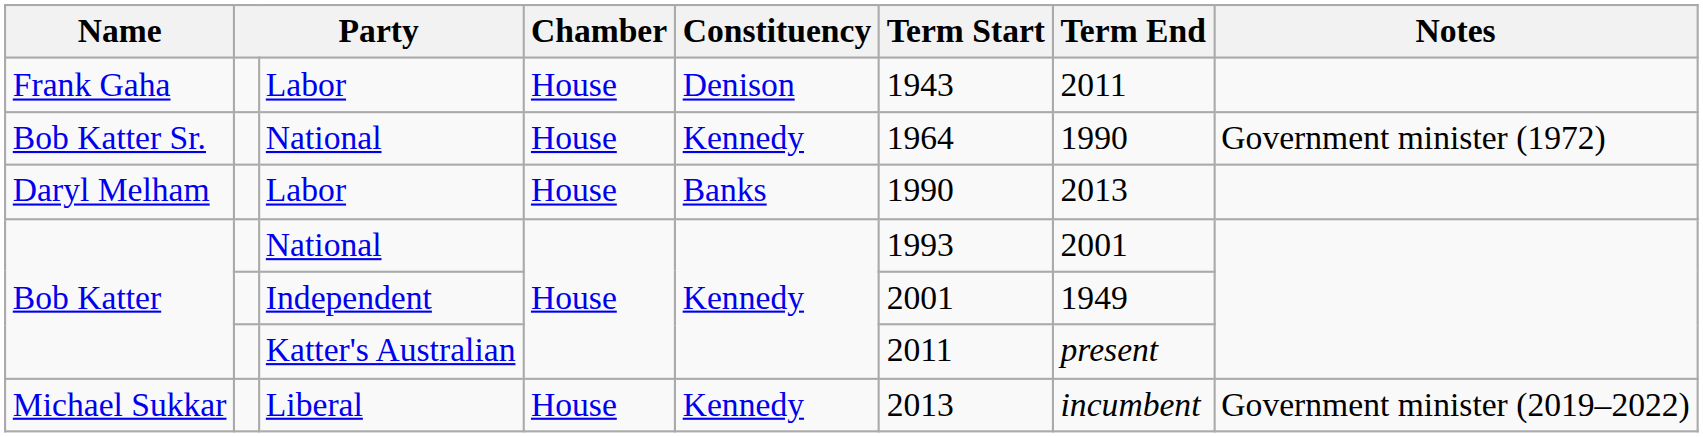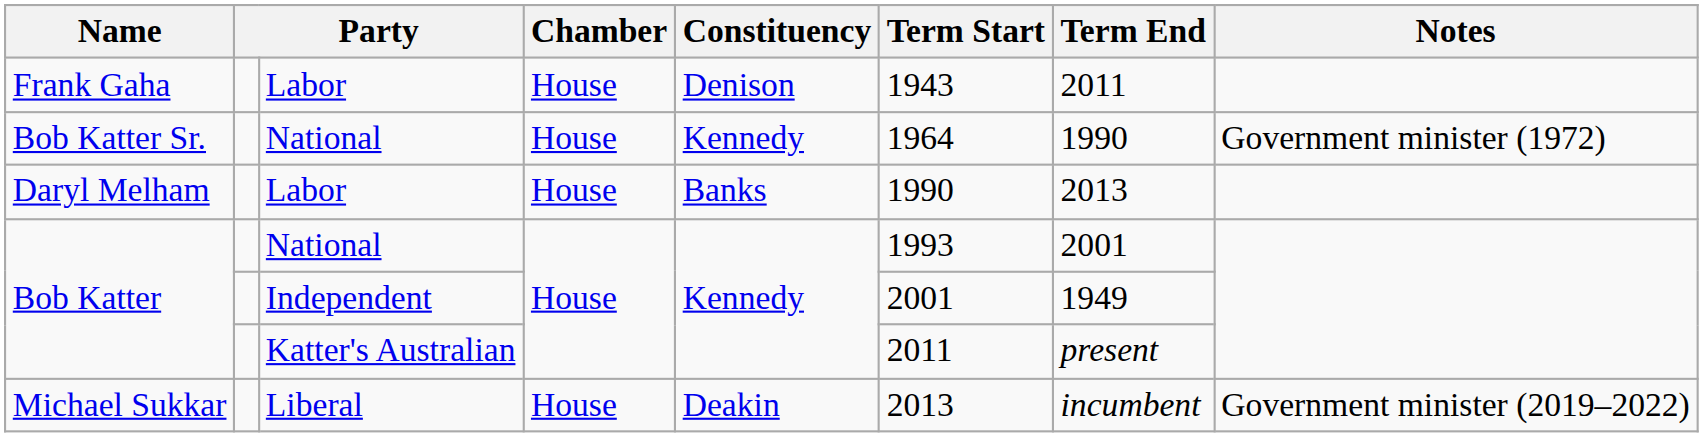(743, 404) Kennedy -> (731, 404) Deakin
